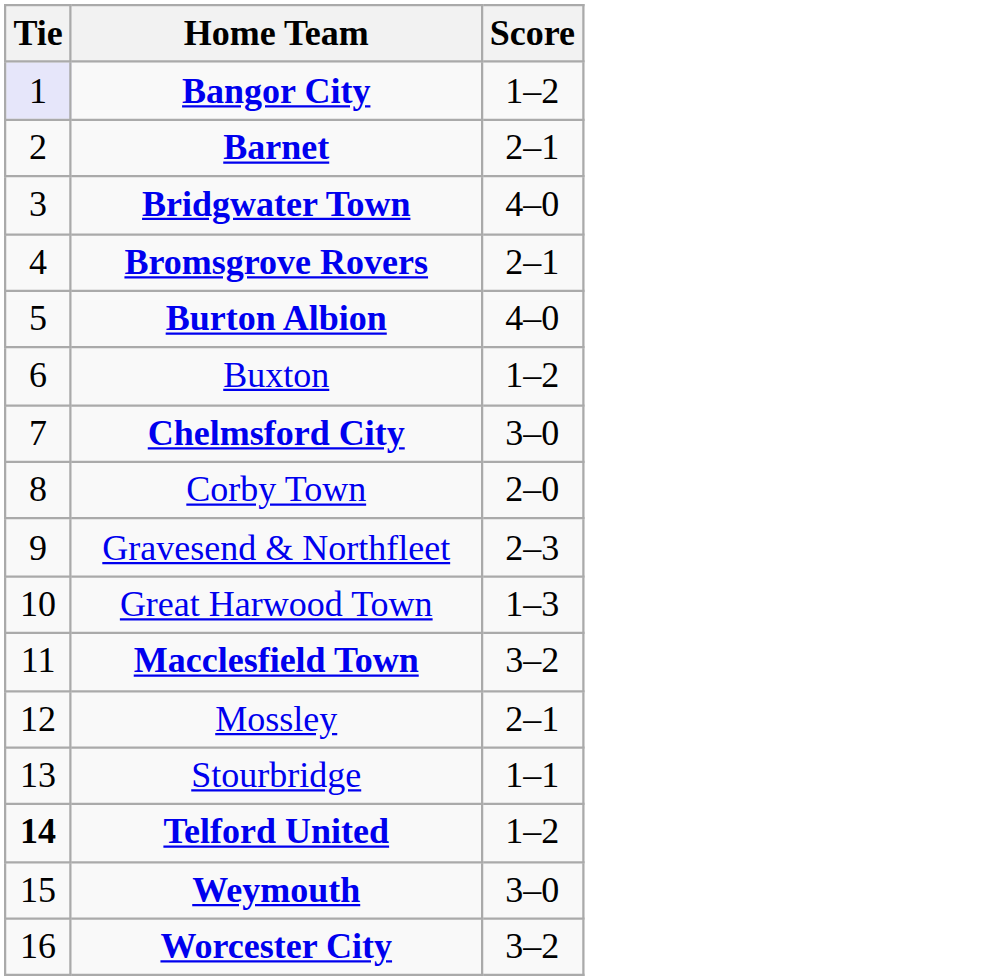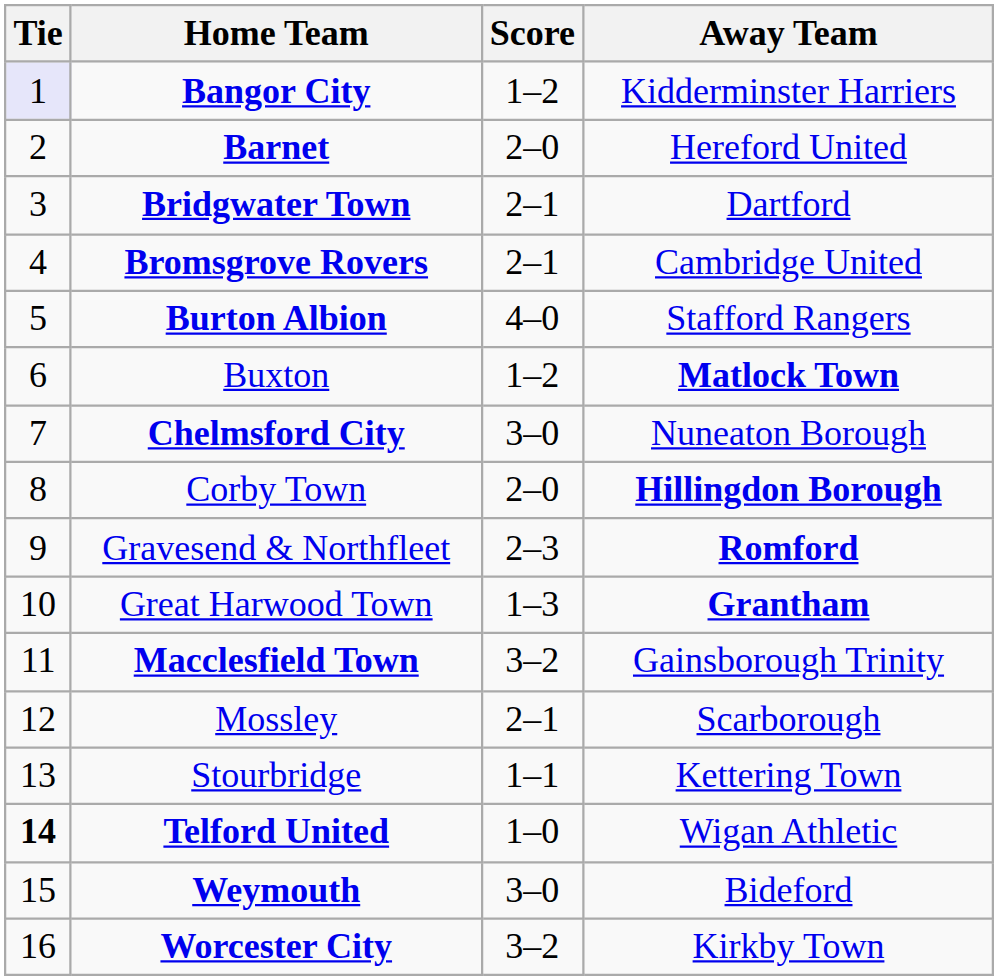+ column: (788, 33)
(532, 147) 2–1 -> (532, 147) 2–0
(532, 204) 4–0 -> (532, 204) 2–1
(532, 832) 1–2 -> (532, 832) 1–0
